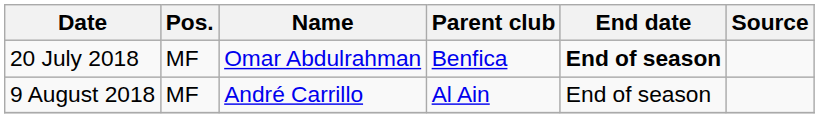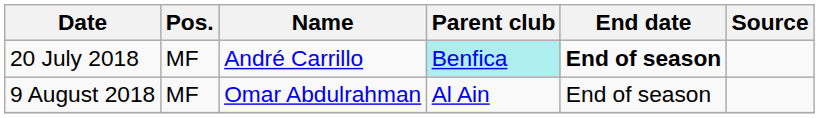(323, 58) Omar Abdulrahman -> (294, 58) André Carrillo
(470, 58) no background -> (470, 58) paleturquoise background
(294, 94) André Carrillo -> (323, 94) Omar Abdulrahman
